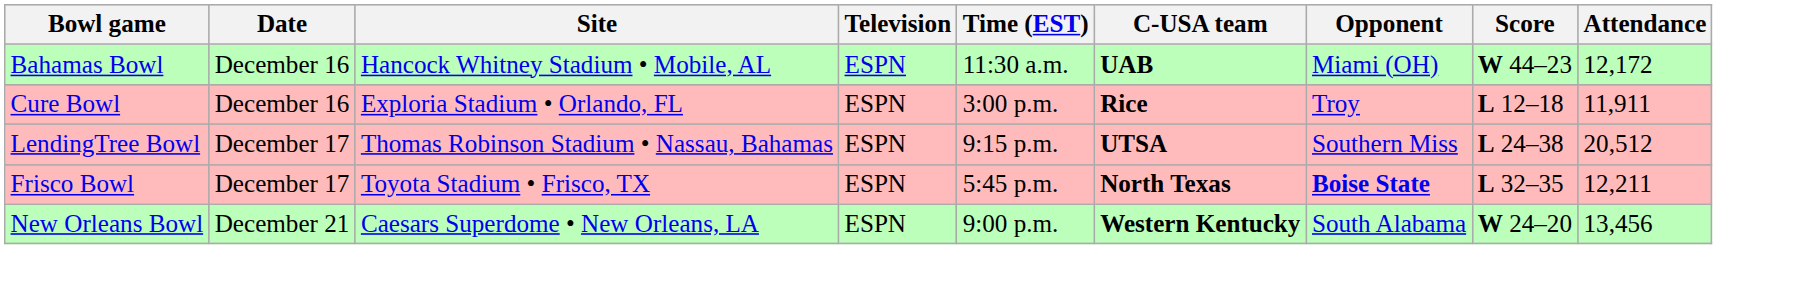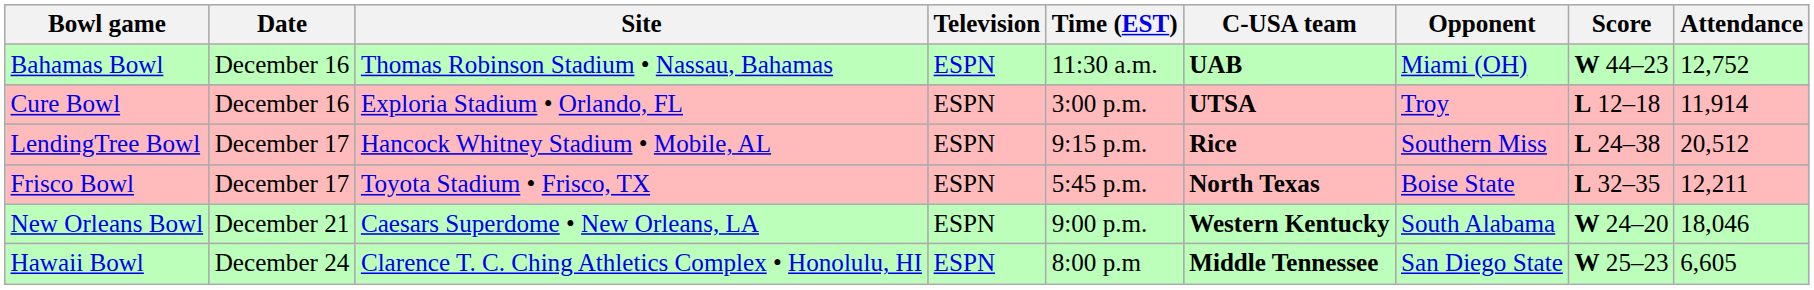(566, 64) Hancock Whitney Stadium • Mobile, AL -> (597, 64) Thomas Robinson Stadium • Nassau, Bahamas
(1618, 64) 12,172 -> (1715, 64) 12,752
(1124, 104) Rice -> (1223, 104) UTSA
(1617, 104) 11,911 -> (1714, 104) 11,914
(597, 143) Thomas Robinson Stadium • Nassau, Bahamas -> (566, 143) Hancock Whitney Stadium • Mobile, AL
(1134, 143) UTSA -> (1213, 143) Rice
(1371, 183) bold -> (1458, 183) normal
(1618, 223) 13,456 -> (1715, 223) 18,046
+ row: (77, 263)
